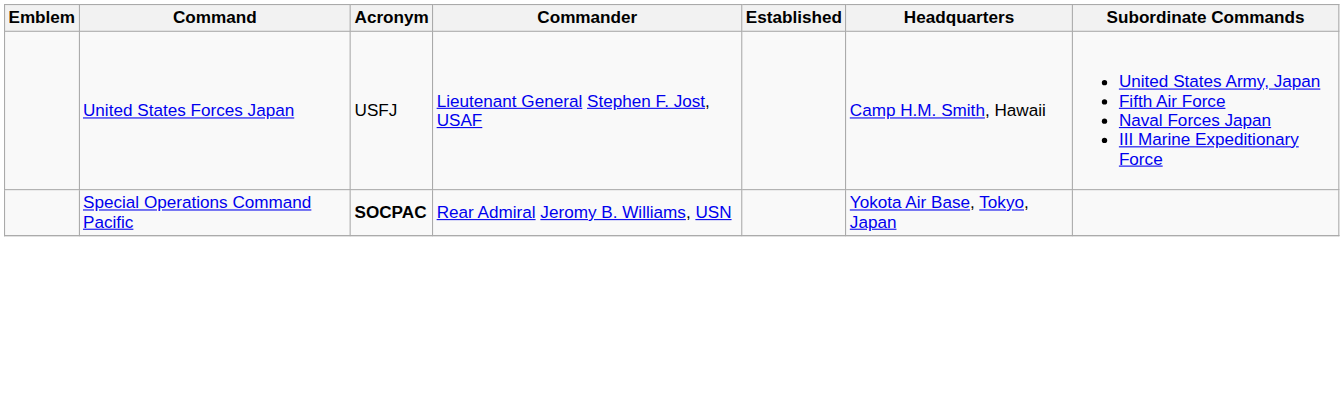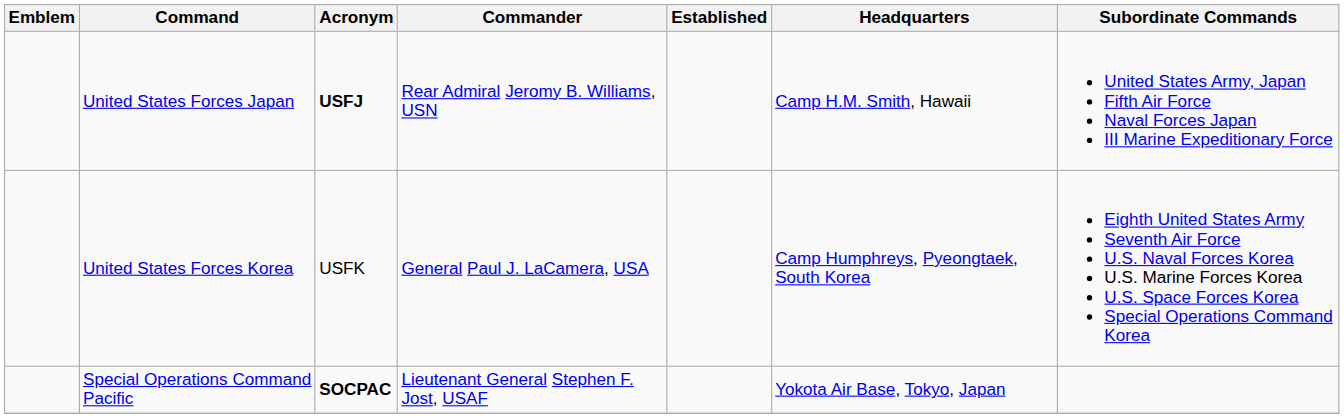(376, 110) normal -> (341, 100) bold
(573, 110) Lieutenant General Stephen F. Jost, USAF -> (528, 100) Rear Admiral Jeromy B. Williams, USN
+ row: (188, 268)
(584, 212) Rear Admiral Jeromy B. Williams, USN -> (518, 389) Lieutenant General Stephen F. Jost, USAF
